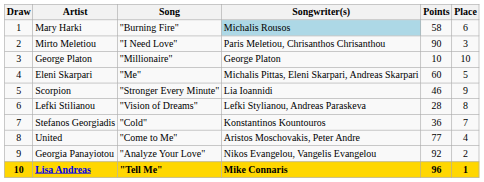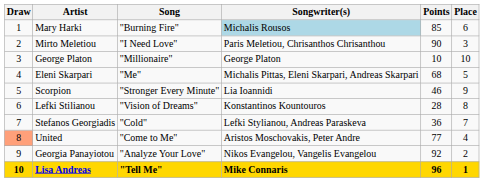(436, 28) 58 -> (436, 28) 85
(436, 75) 60 -> (436, 75) 68
(295, 106) Lefki Stylianou, Andreas Paraskeva -> (275, 106) Konstantinos Kountouros
(275, 122) Konstantinos Kountouros -> (295, 122) Lefki Stylianou, Andreas Paraskeva
(19, 138) no background -> (19, 138) lightsalmon background
